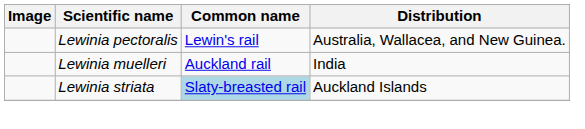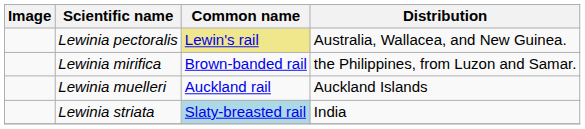(222, 40) no background -> (222, 40) khaki background
+ row: (110, 64)
(329, 64) India -> (371, 87) Auckland Islands
(370, 87) Auckland Islands -> (330, 111) India
